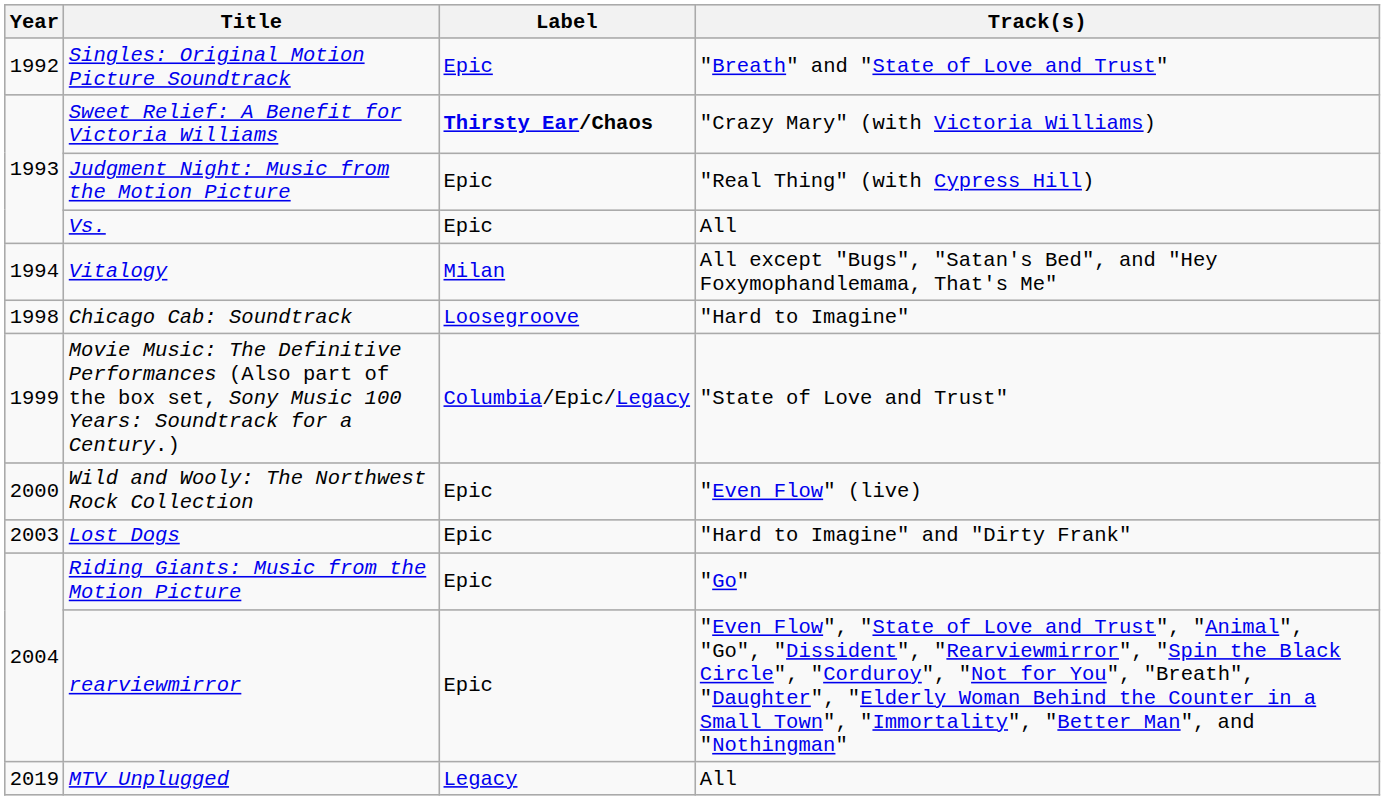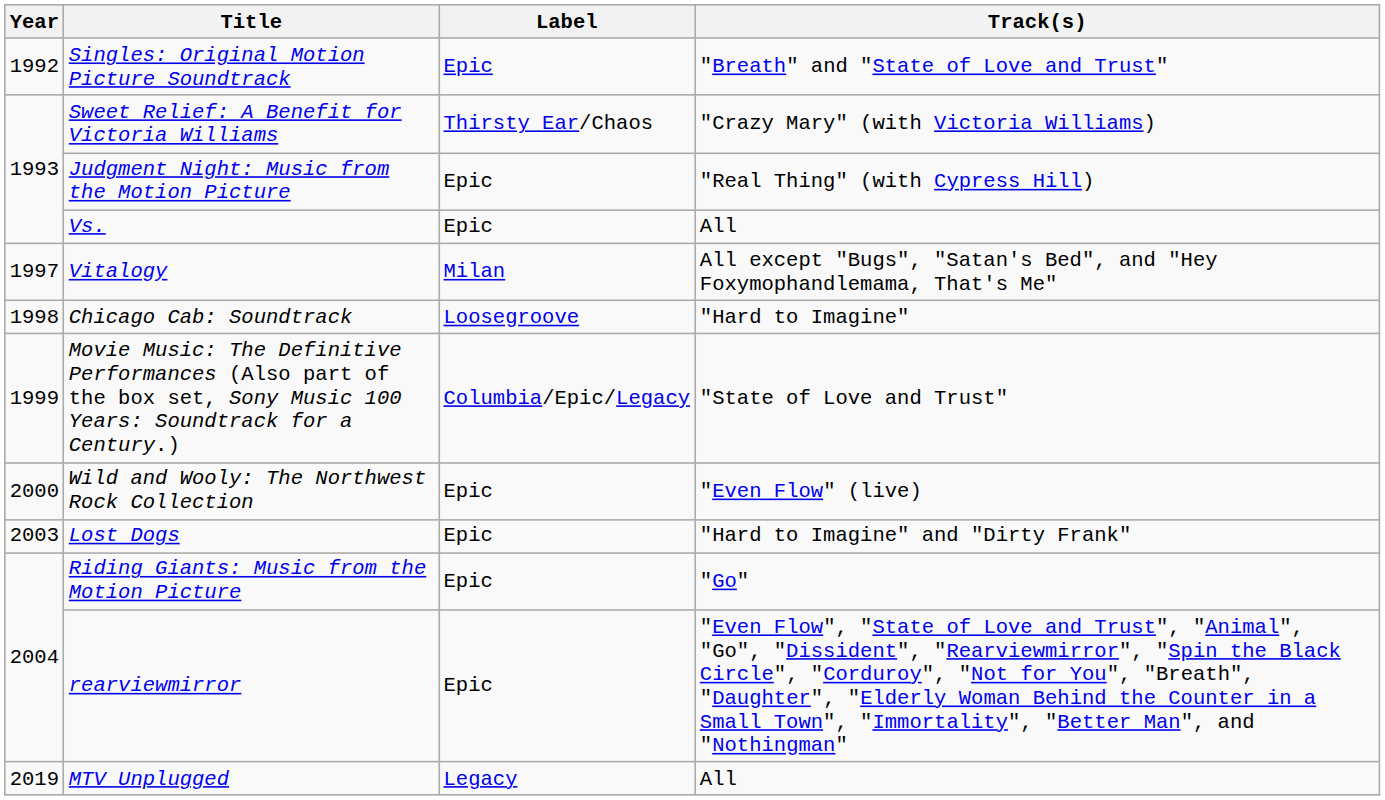(548, 124) bold -> (548, 124) normal
(34, 272) 1994 -> (34, 272) 1997
